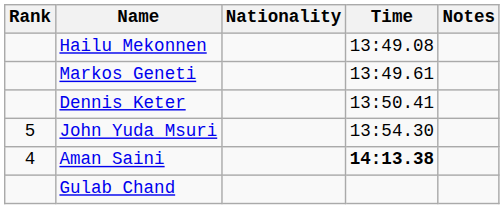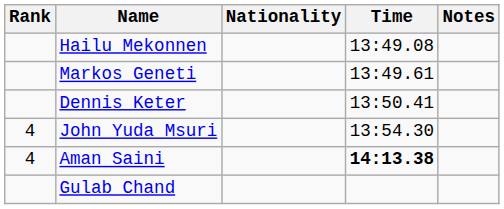(30, 132) 5 -> (30, 132) 4
